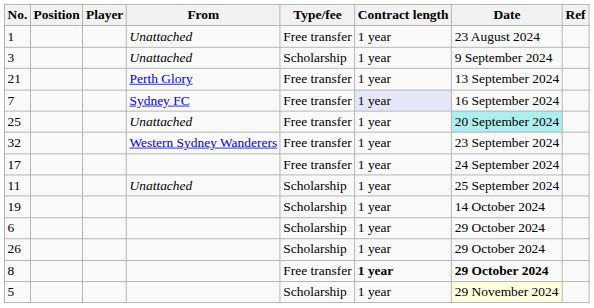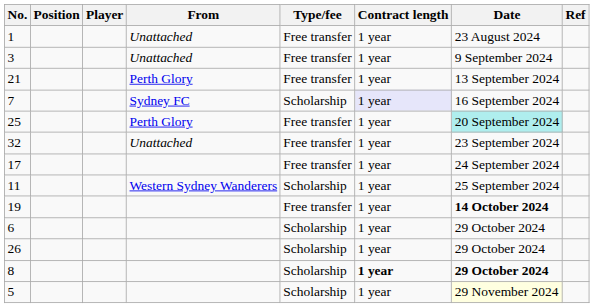(315, 57) Scholarship -> (317, 57) Free transfer
(317, 100) Free transfer -> (315, 100) Scholarship
(161, 121) Unattached -> (161, 121) Perth Glory
(203, 143) Western Sydney Wanderers -> (161, 143) Unattached
(161, 185) Unattached -> (203, 185) Western Sydney Wanderers
(315, 206) Scholarship -> (317, 206) Free transfer
(500, 206) normal -> (502, 206) bold
(317, 270) Free transfer -> (315, 270) Scholarship
